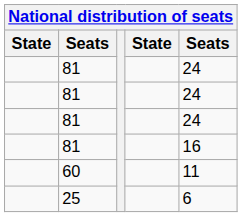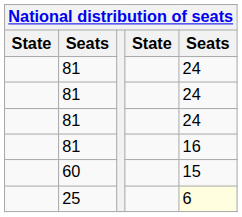(191, 172) 11 -> (192, 172) 15
(187, 198) no background -> (187, 198) lightyellow background
